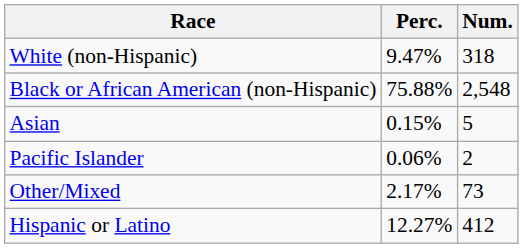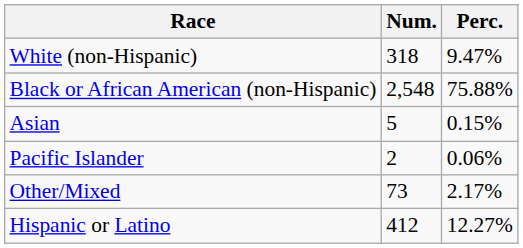columns swapped: (488, 21) <-> (419, 21)
